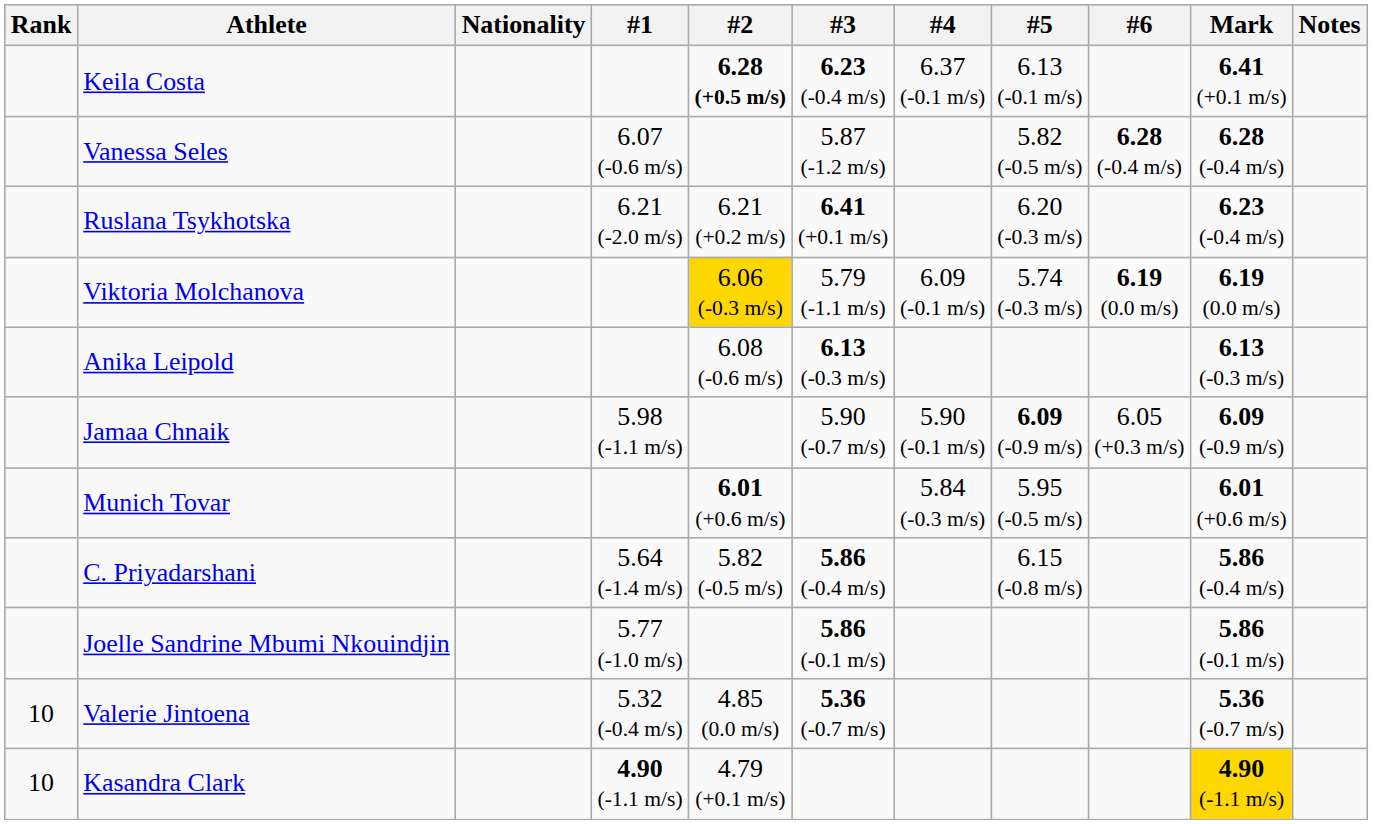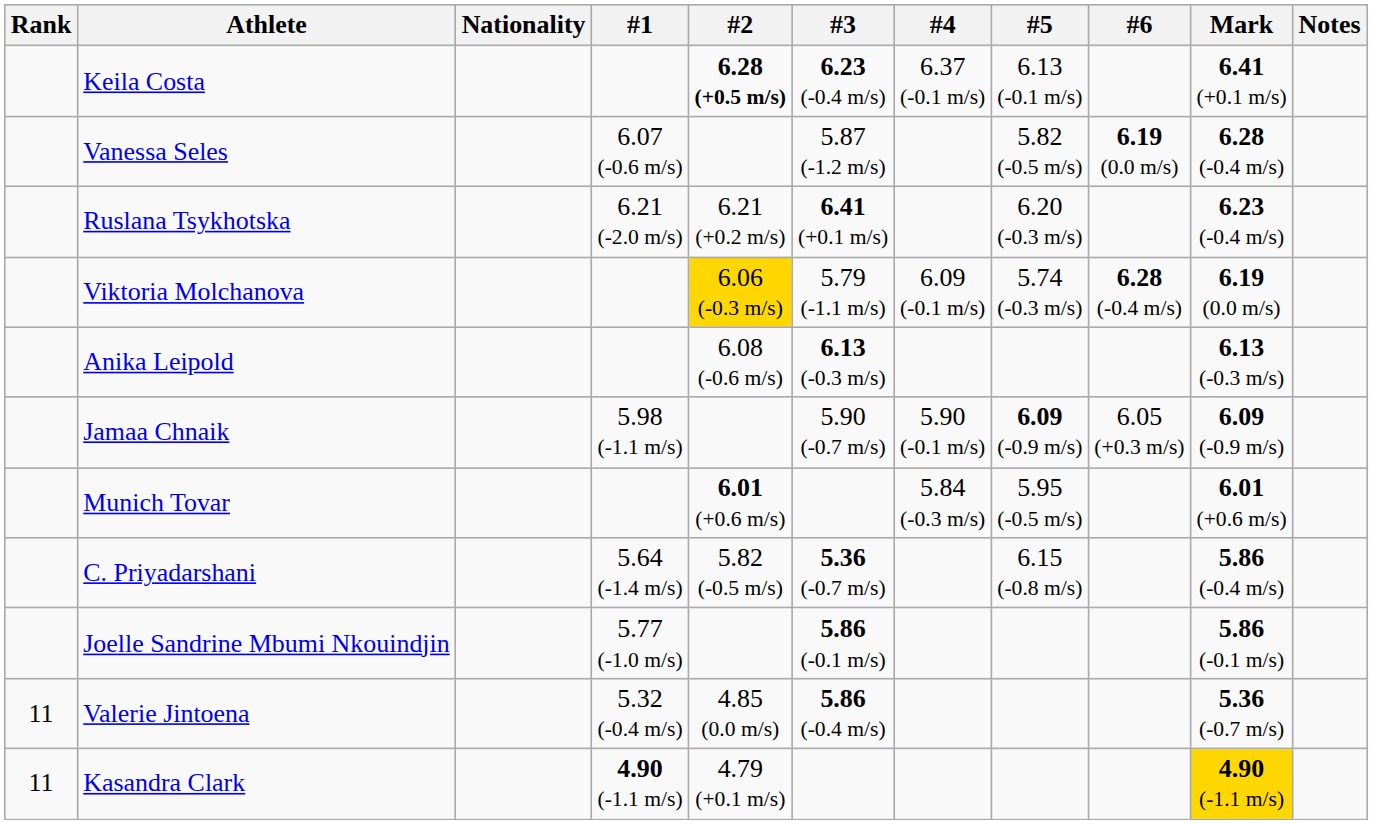(1139, 151) 6.28 (-0.4 m/s) -> (1139, 151) 6.19 (0.0 m/s)
(1139, 291) 6.19 (0.0 m/s) -> (1139, 291) 6.28 (-0.4 m/s)
(843, 572) 5.86 (-0.4 m/s) -> (843, 572) 5.36 (-0.7 m/s)
(41, 713) 10 -> (41, 713) 11
(843, 713) 5.36 (-0.7 m/s) -> (843, 713) 5.86 (-0.4 m/s)
(41, 783) 10 -> (41, 783) 11
